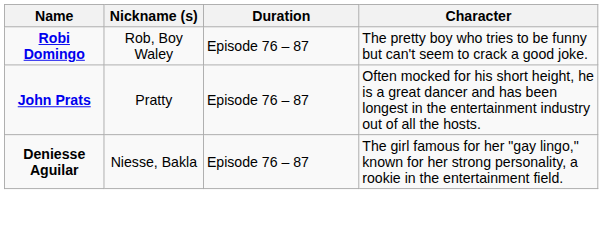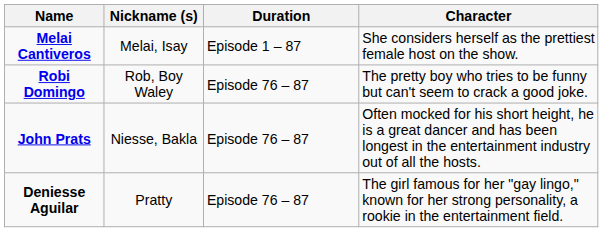+ row: (54, 46)
(154, 100) Pratty -> (154, 138) Niesse, Bakla
(154, 162) Niesse, Bakla -> (154, 200) Pratty
